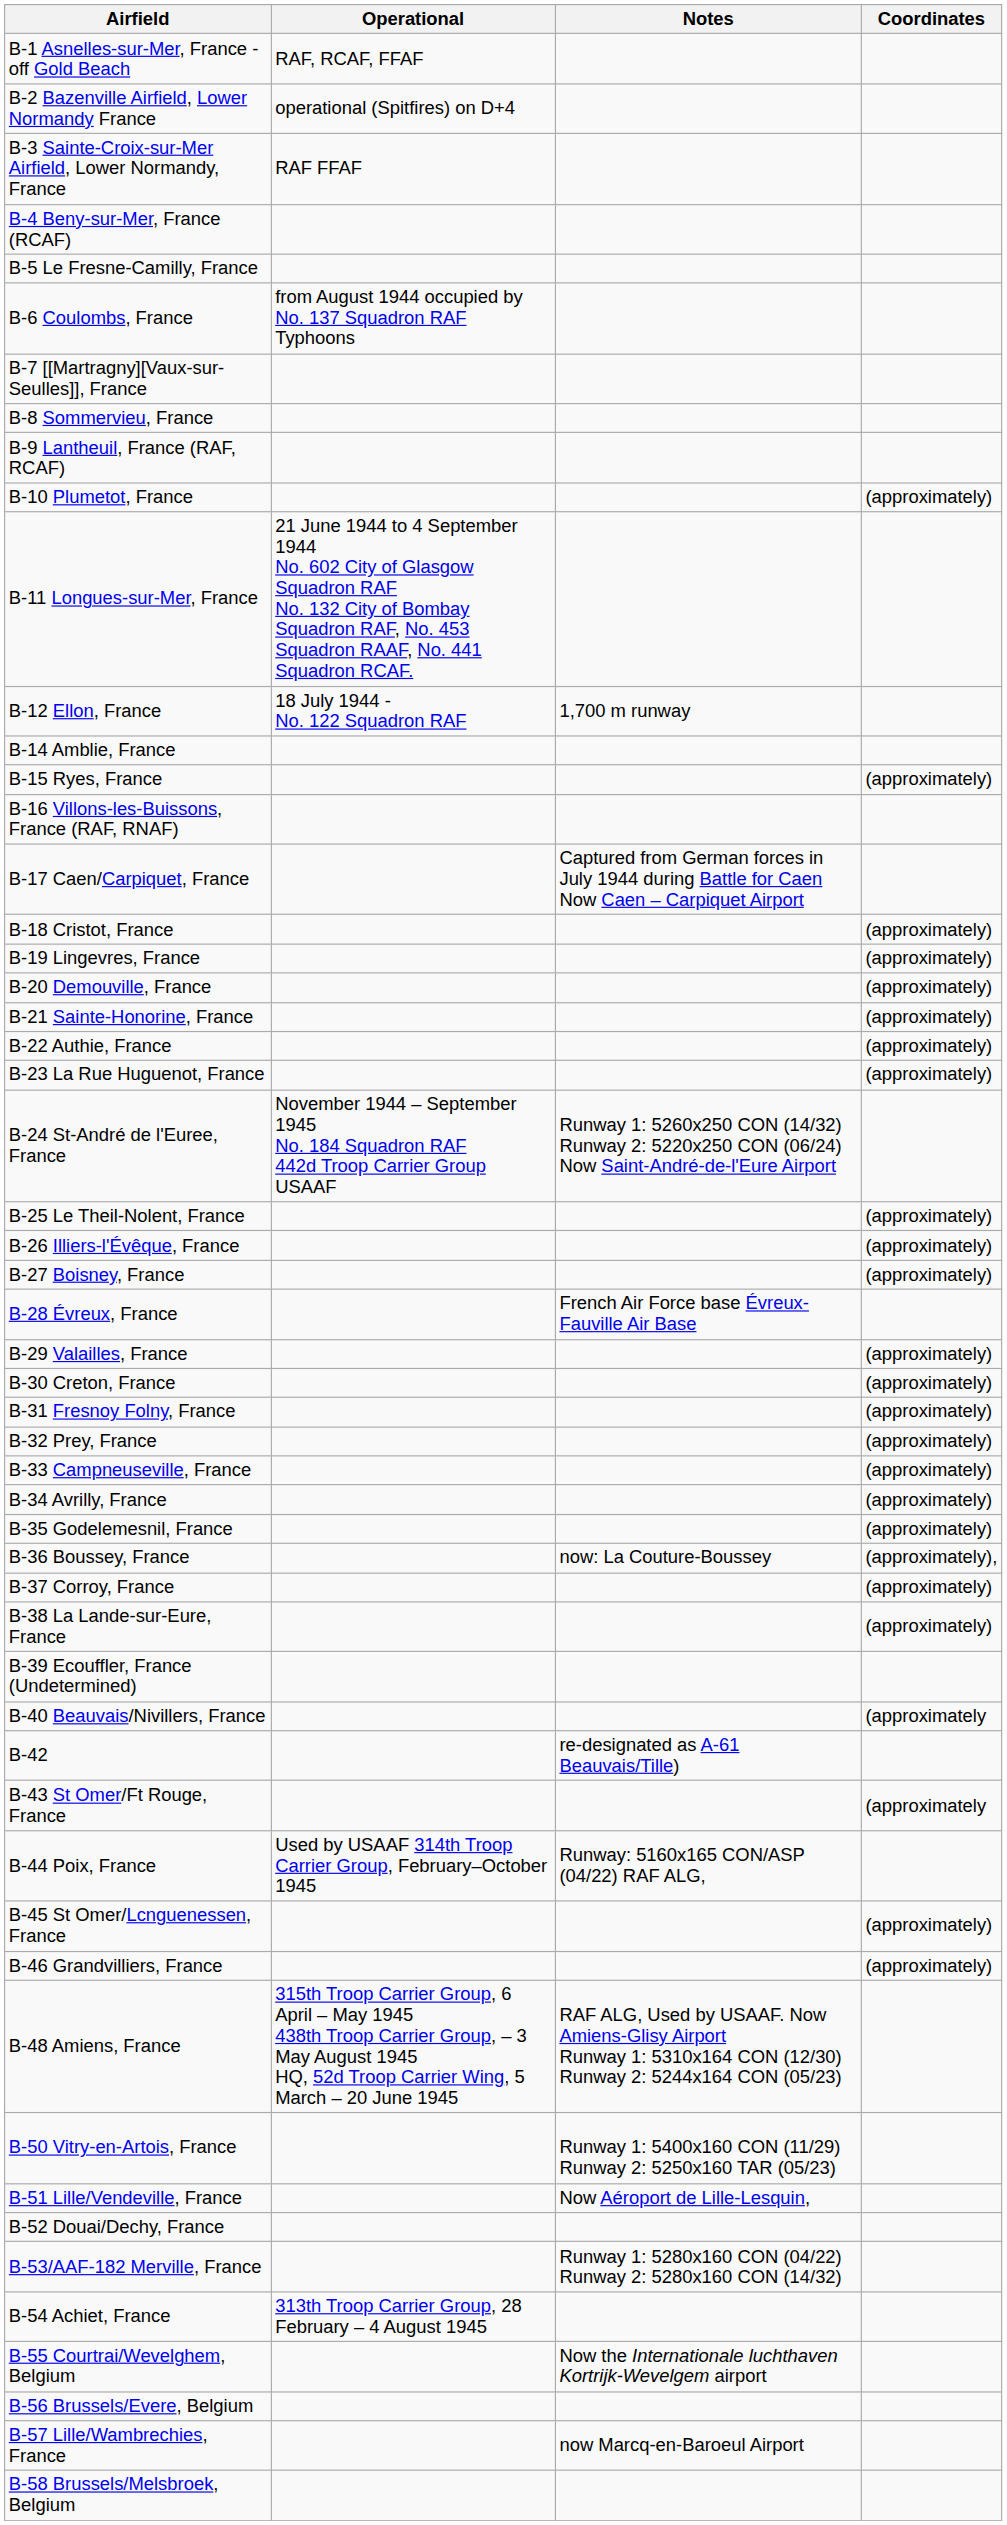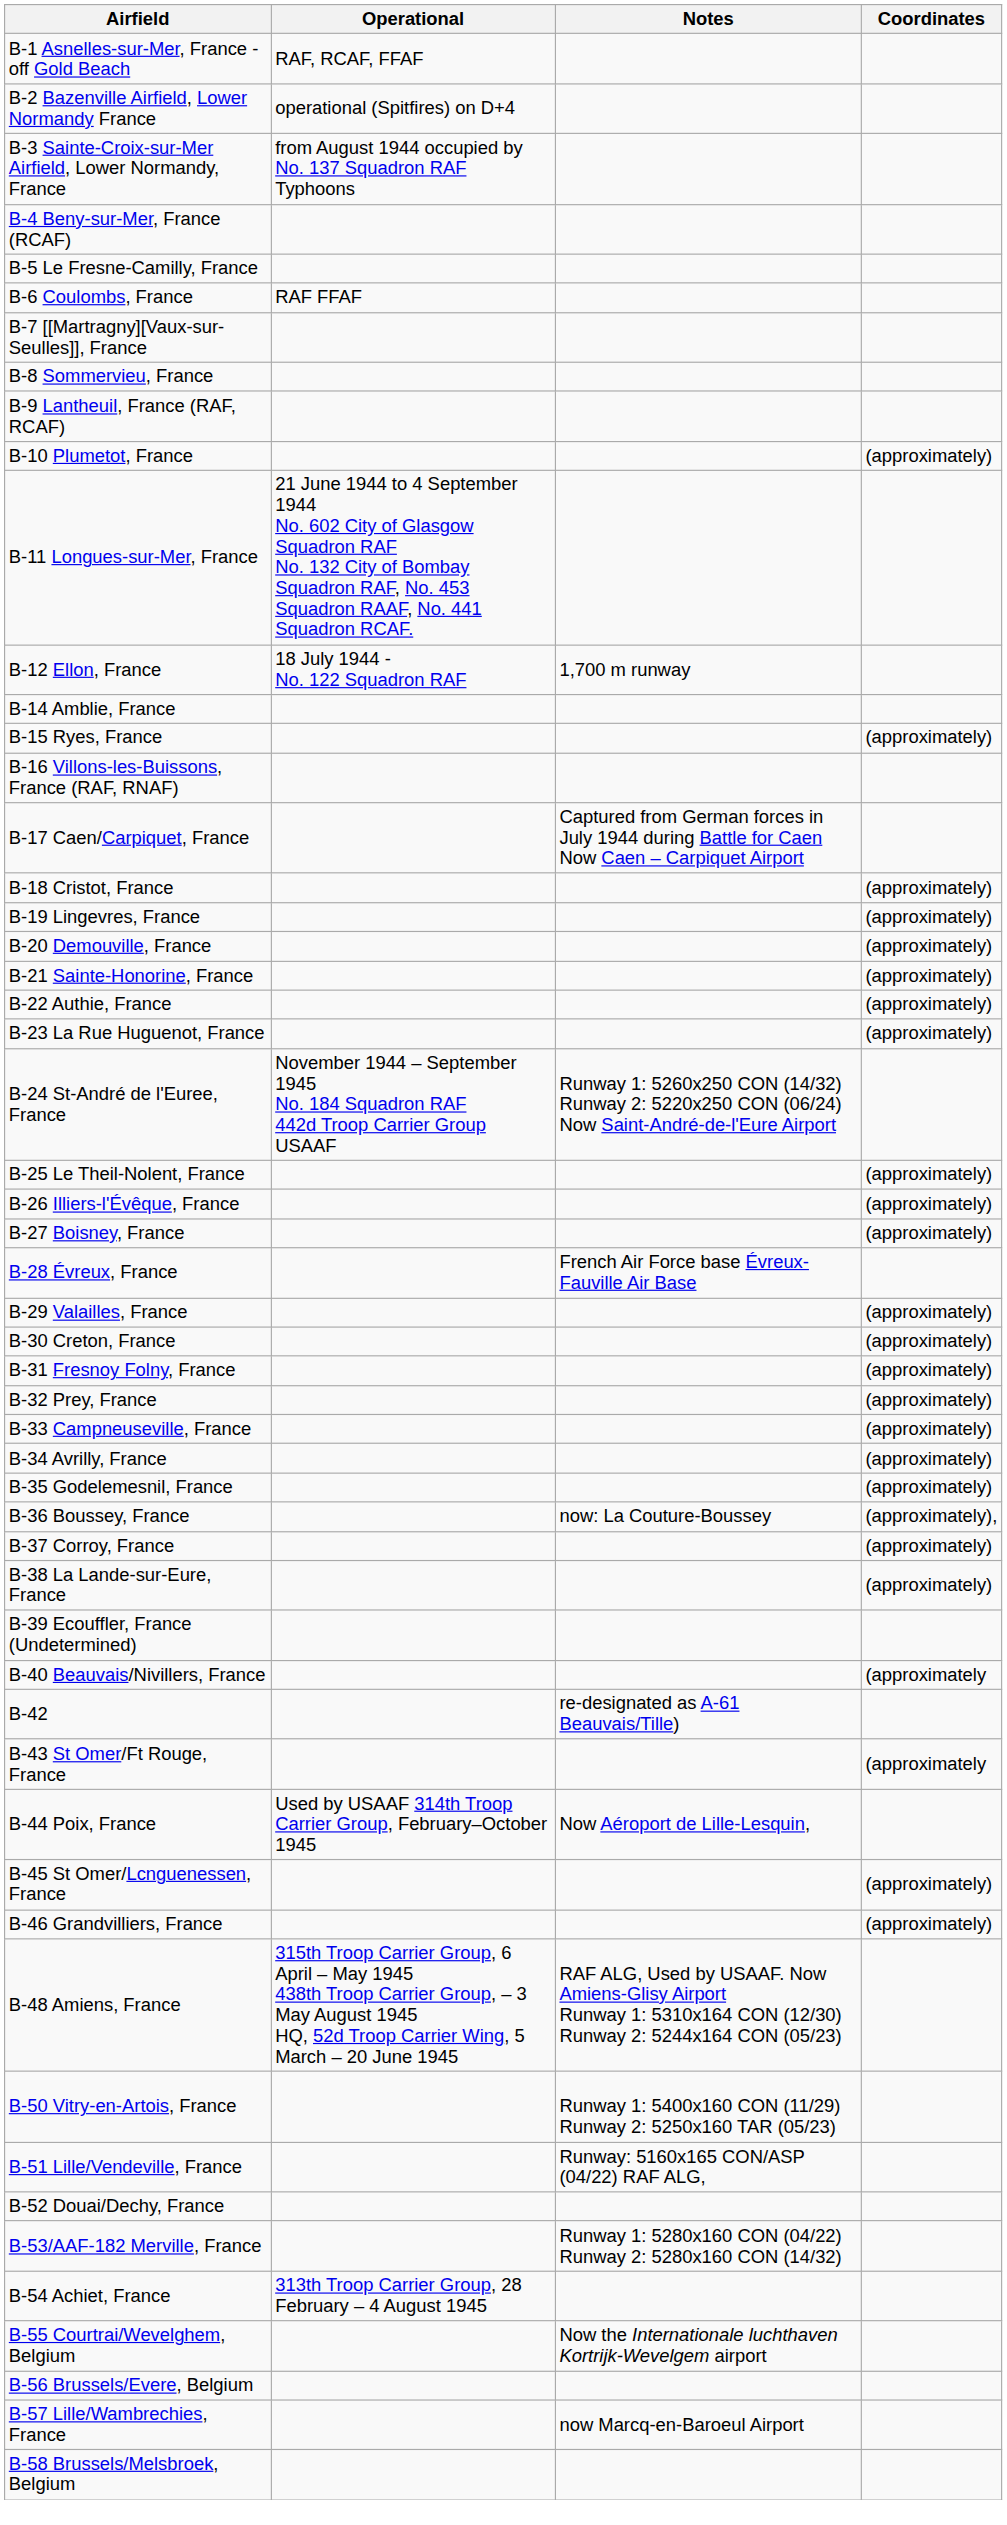(319, 168) RAF FFAF -> (399, 168) from August 1944 occupied by No. 137 Squadron RAF Typhoons
(399, 318) from August 1944 occupied by No. 137 Squadron RAF Typhoons -> (319, 297) RAF FFAF
(682, 1865) Runway: 5160x165 CON/ASP (04/22) RAF ALG, -> (685, 1824) Now Aéroport de Lille-Lesquin,
(685, 2197) Now Aéroport de Lille-Lesquin, -> (682, 2166) Runway: 5160x165 CON/ASP (04/22) RAF ALG,
